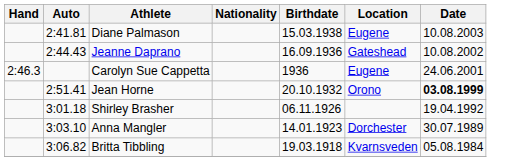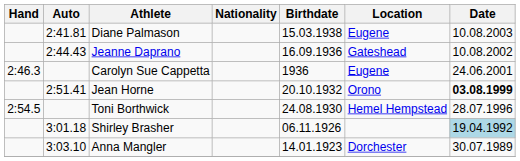+ row: (130, 109)
(453, 109) no background -> (483, 128) lightblue background
- row: (128, 147)
